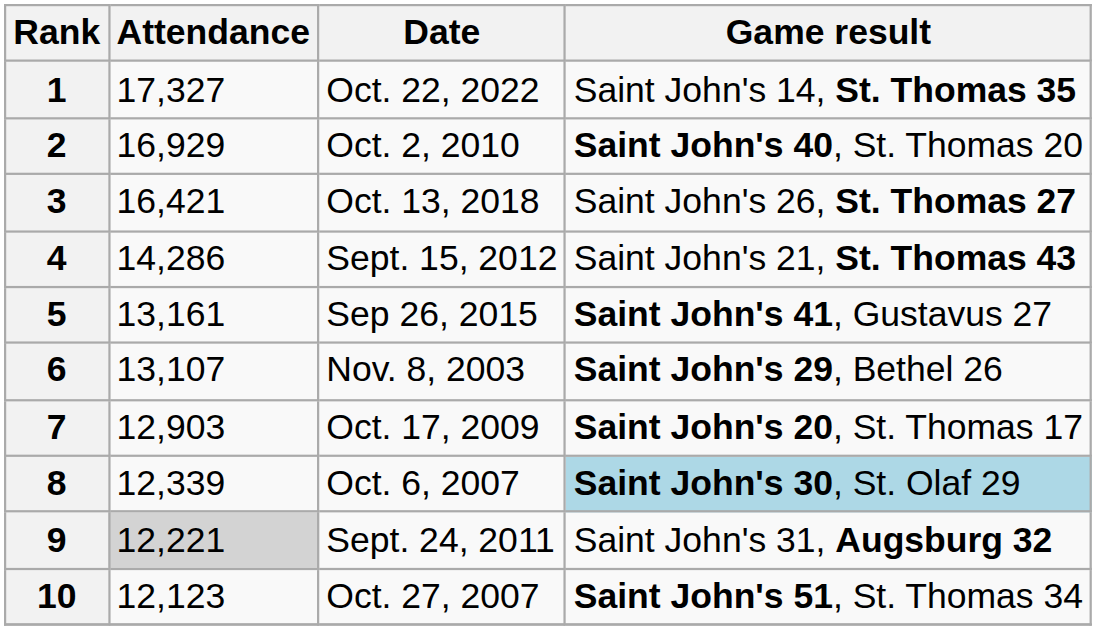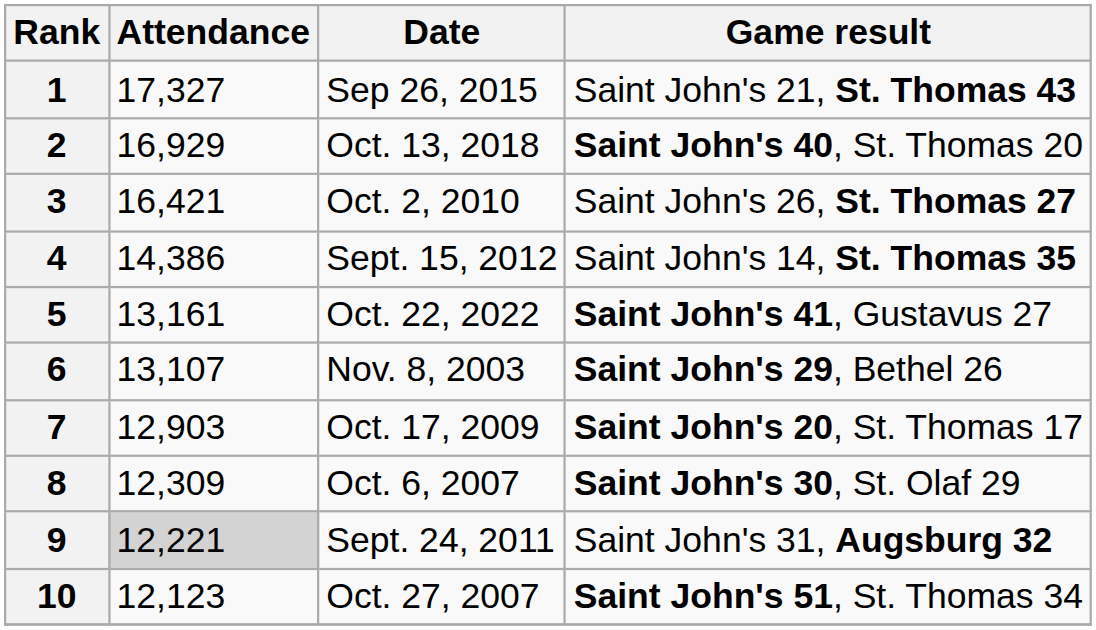(433, 88) Oct. 22, 2022 -> (432, 88) Sep 26, 2015
(825, 88) Saint John's 14, St. Thomas 35 -> (825, 88) Saint John's 21, St. Thomas 43
(423, 145) Oct. 2, 2010 -> (433, 145) Oct. 13, 2018
(433, 201) Oct. 13, 2018 -> (423, 201) Oct. 2, 2010
(171, 257) 14,286 -> (171, 257) 14,386
(825, 257) Saint John's 21, St. Thomas 43 -> (825, 257) Saint John's 14, St. Thomas 35
(432, 314) Sep 26, 2015 -> (433, 314) Oct. 22, 2022
(171, 483) 12,339 -> (171, 483) 12,309
(797, 483) lightblue background -> (797, 483) no background
